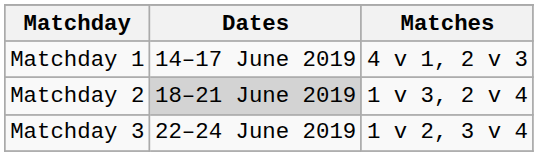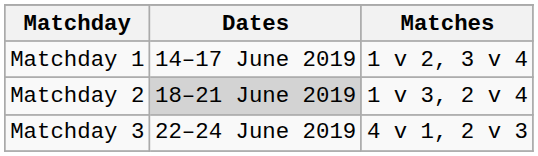(447, 60) 4 v 1, 2 v 3 -> (447, 60) 1 v 2, 3 v 4
(447, 132) 1 v 2, 3 v 4 -> (447, 132) 4 v 1, 2 v 3
